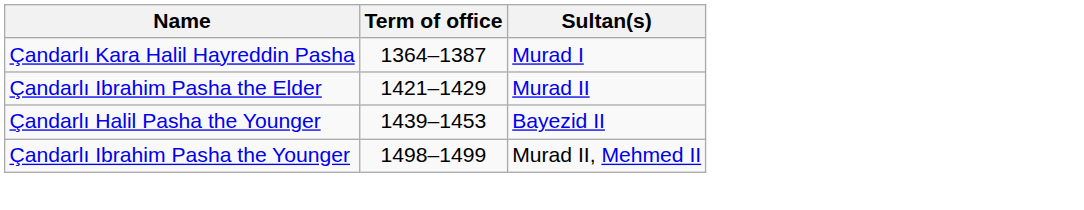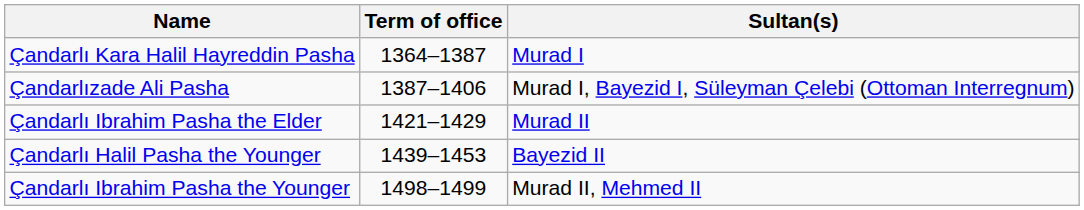+ row: (119, 88)
